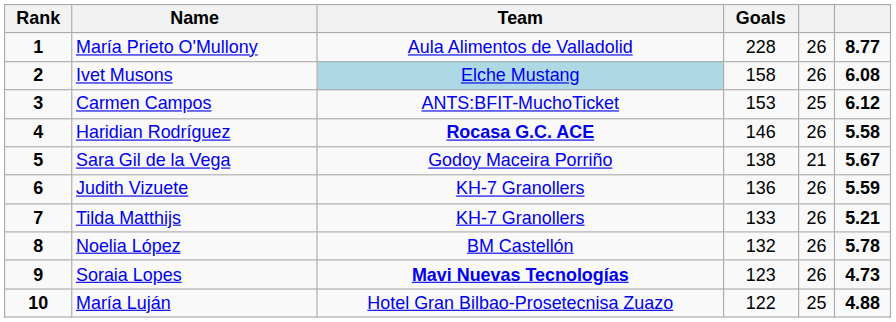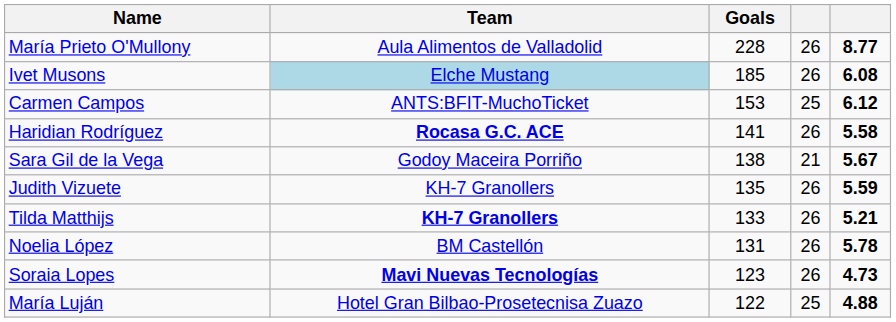- column: (38, 18)
(761, 75) 158 -> (750, 75) 185
(761, 132) 146 -> (750, 132) 141
(761, 189) 136 -> (750, 189) 135
(520, 217) normal -> (490, 217) bold
(761, 246) 132 -> (750, 246) 131
